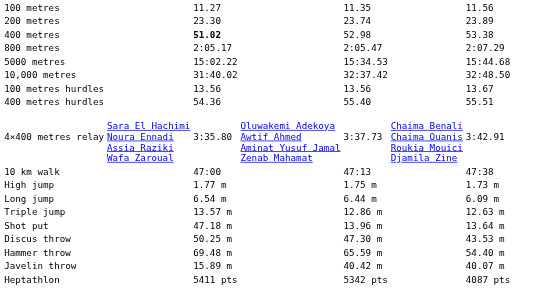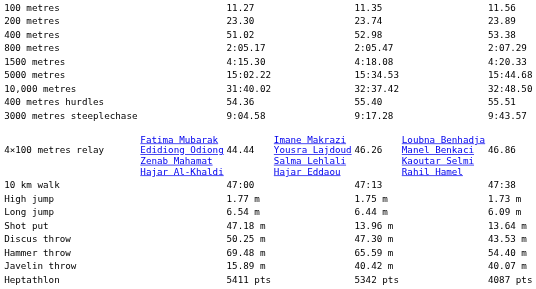(207, 34) bold -> (240, 34) normal
+ row: (35, 61)
- row: (54, 88)
+ row: (71, 115)
+ row: (54, 150)
- row: (54, 137)
- row: (35, 212)
